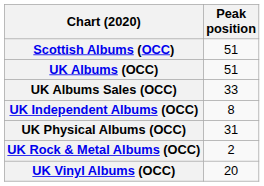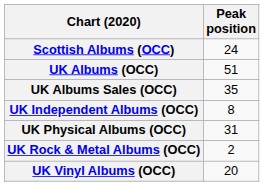(231, 49) 51 -> (231, 49) 24
(231, 89) 33 -> (231, 89) 35
